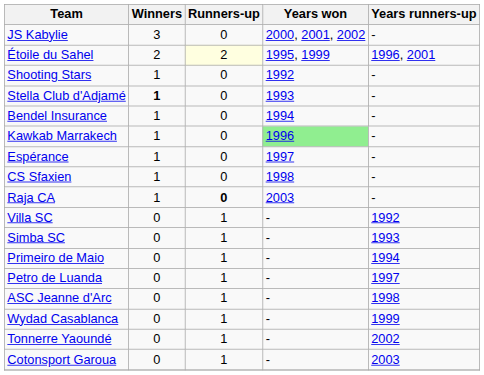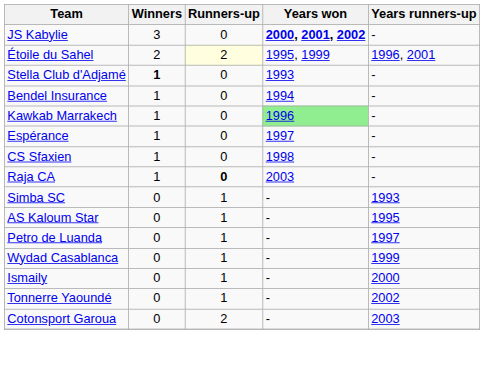(316, 34) normal -> (316, 34) bold
- row: (49, 75)
- row: (30, 217)
- row: (56, 258)
+ row: (53, 217)
- row: (59, 298)
+ row: (27, 278)
(224, 359) 1 -> (224, 319) 2
